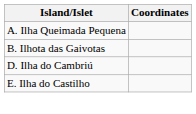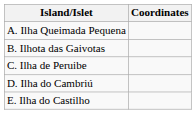+ row: (47, 65)
